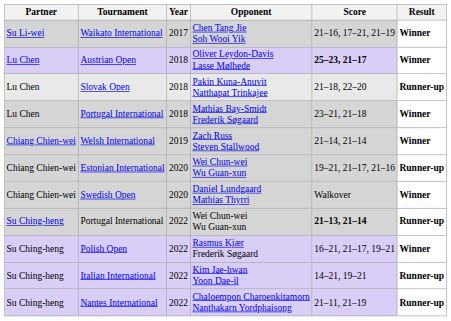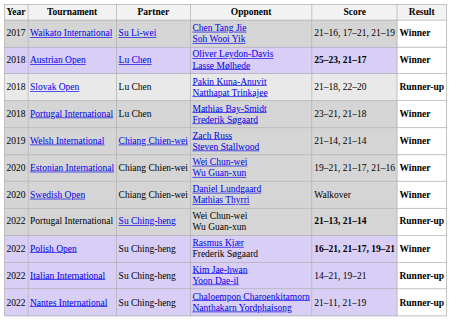columns swapped: (178, 12) <-> (41, 12)
(422, 168) Runner-up -> (415, 168) Winner
(355, 249) normal -> (355, 249) bold
